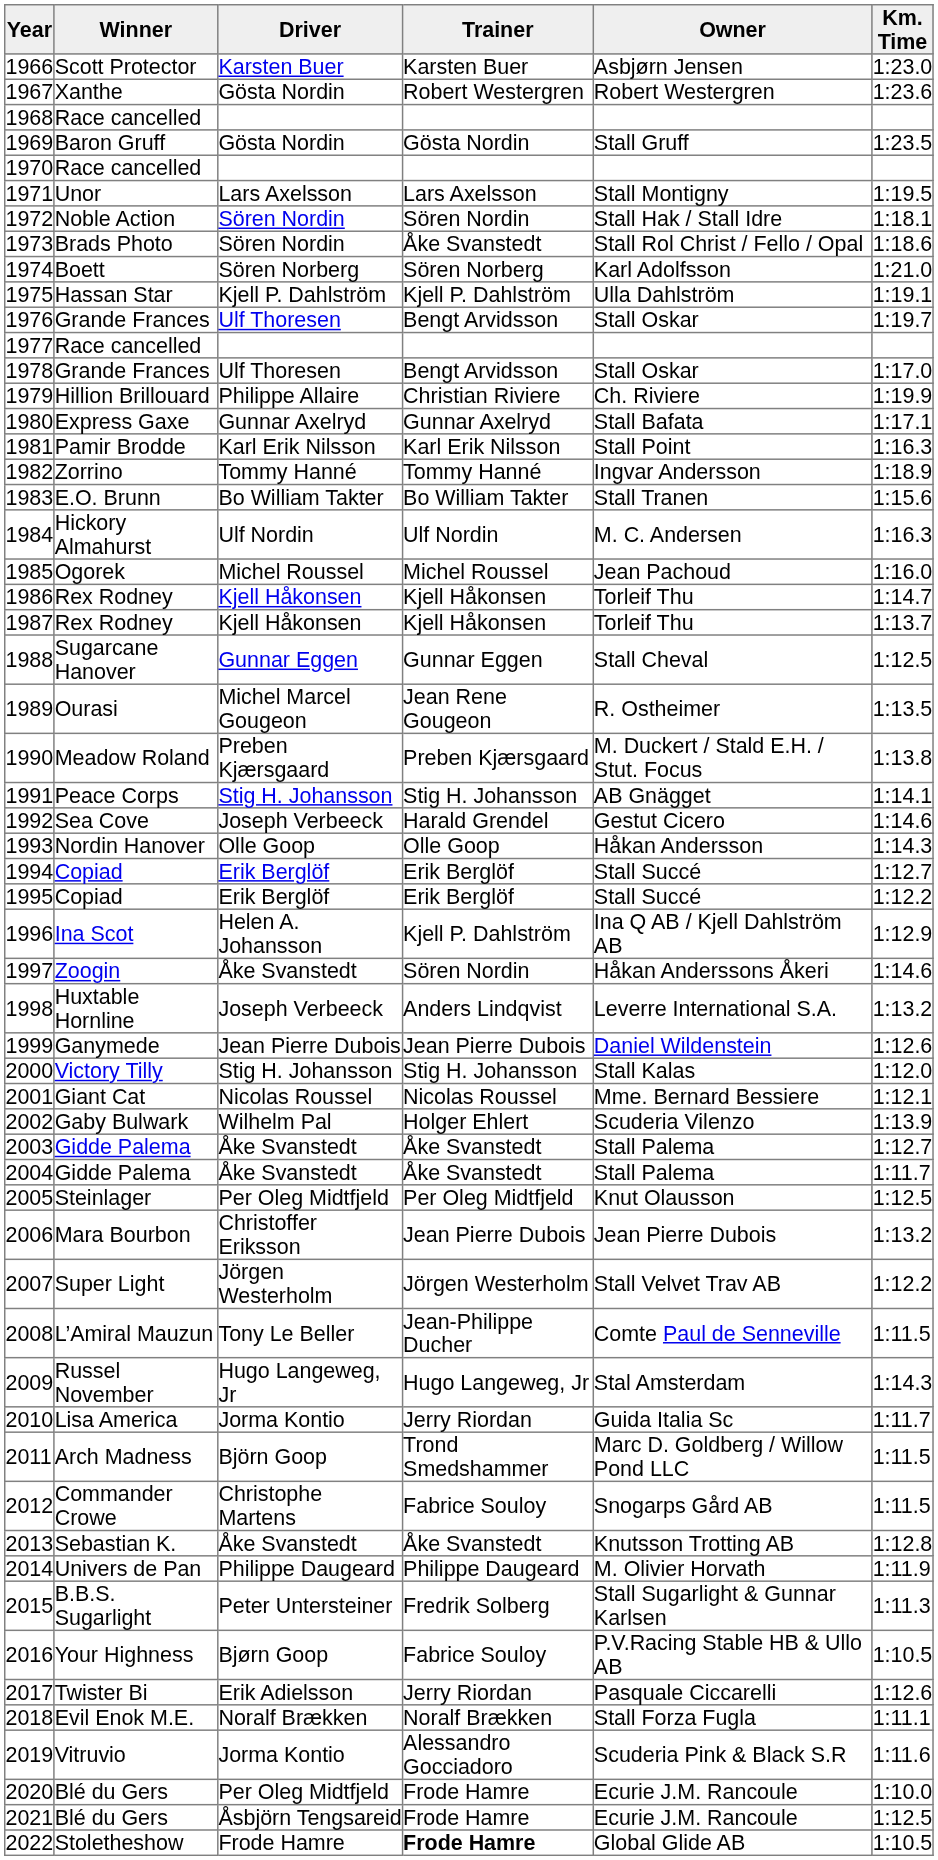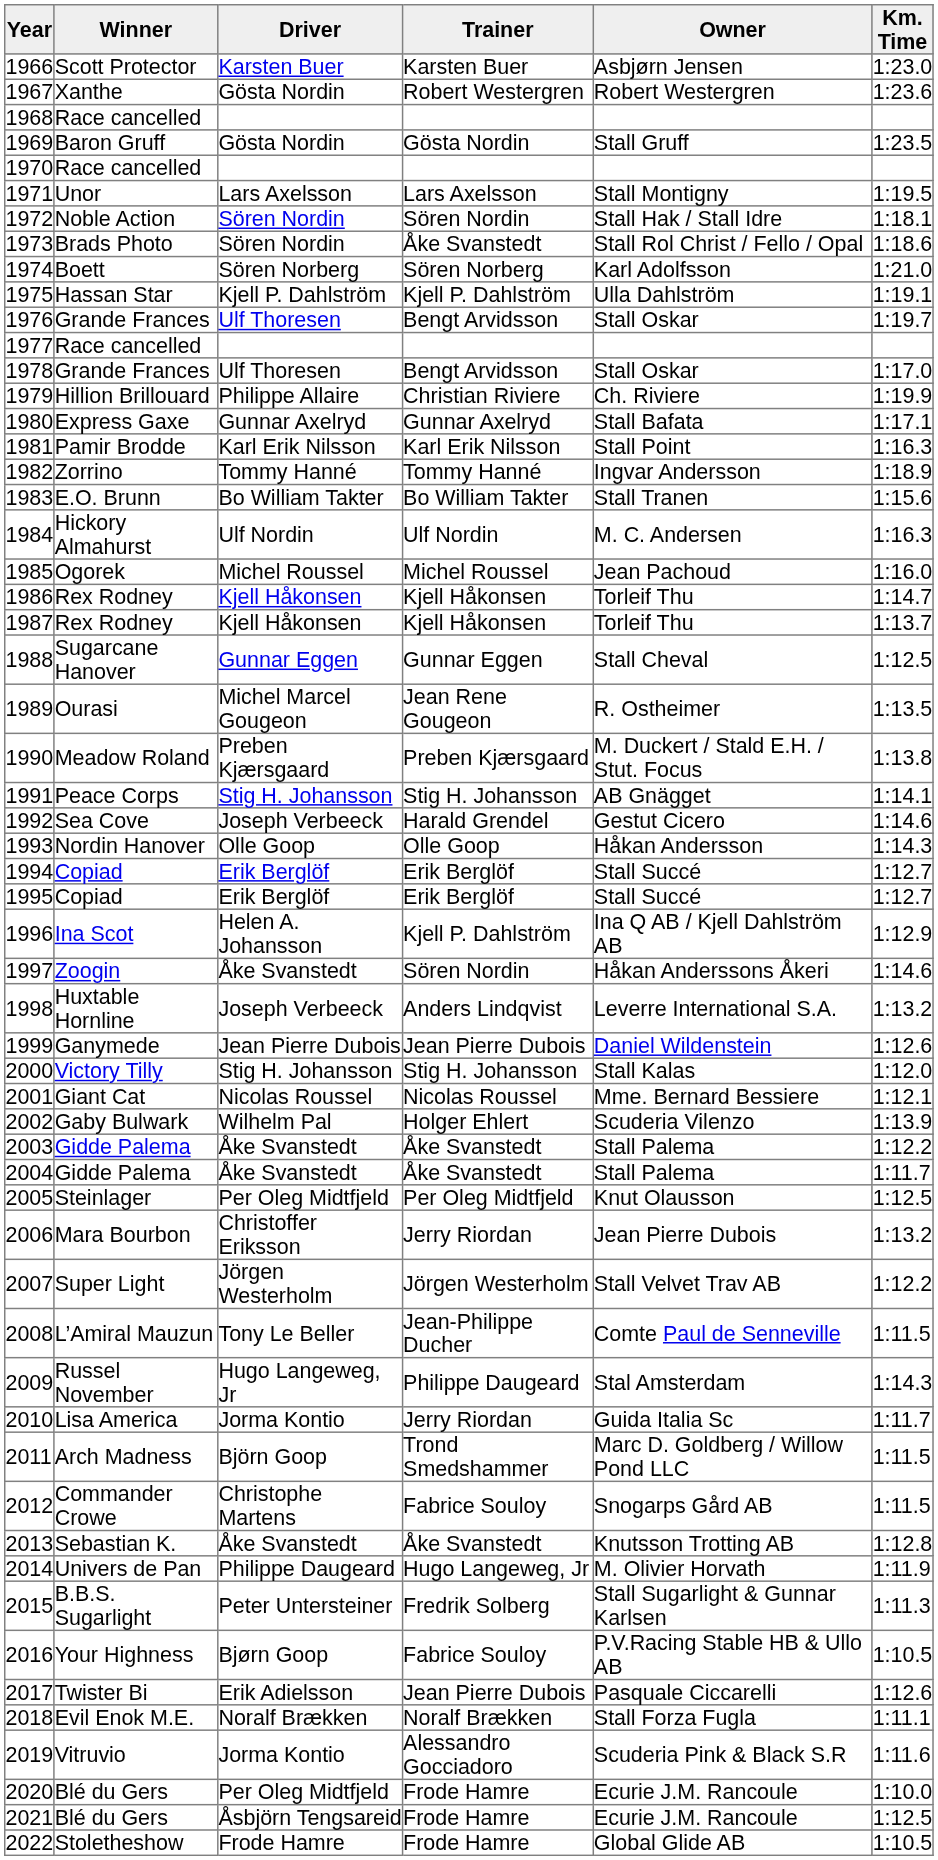(902, 897) 1:12.2 -> (902, 897) 1:12.7
(902, 1147) 1:12.7 -> (902, 1147) 1:12.2
(494, 1235) Jean Pierre Dubois -> (467, 1235) Jerry Riordan
(496, 1382) Hugo Langeweg, Jr -> (491, 1382) Philippe Daugeard
(491, 1568) Philippe Daugeard -> (496, 1568) Hugo Langeweg, Jr
(467, 1692) Jerry Riordan -> (494, 1692) Jean Pierre Dubois
(469, 1843) bold -> (466, 1843) normal
